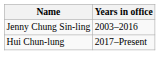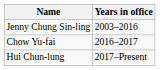+ row: (31, 42)
